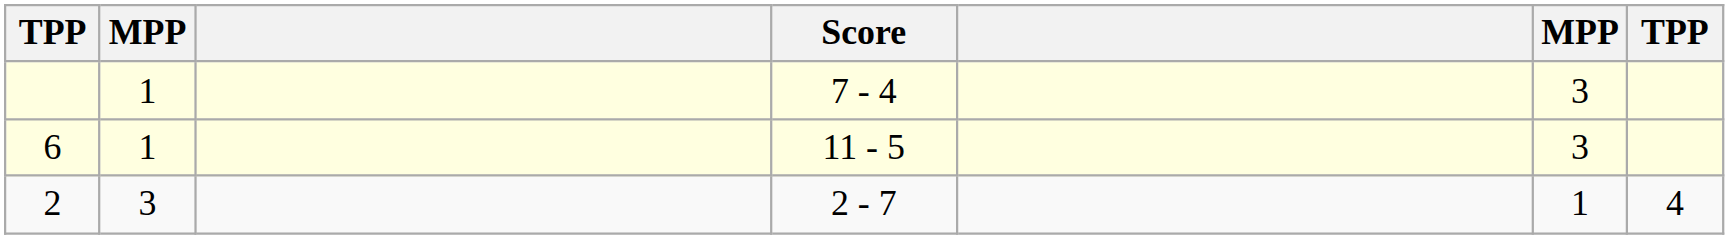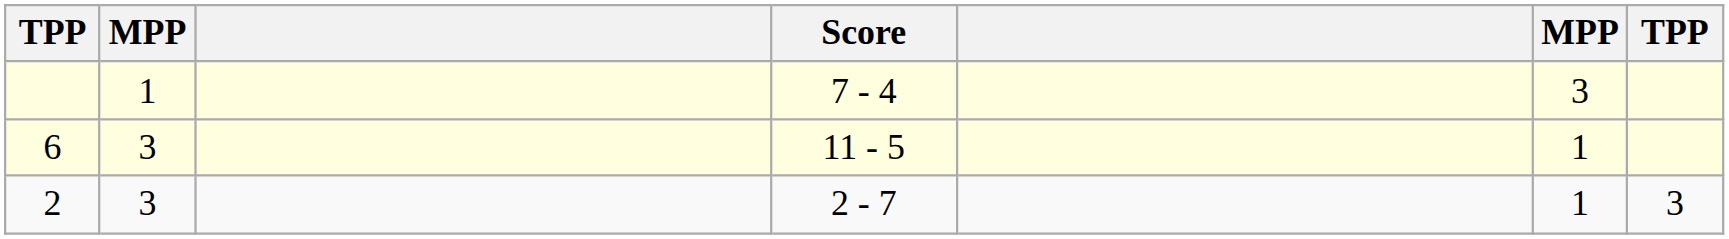(148, 146) 1 -> (148, 146) 3
(1580, 146) 3 -> (1580, 146) 1
(1675, 203) 4 -> (1675, 203) 3
